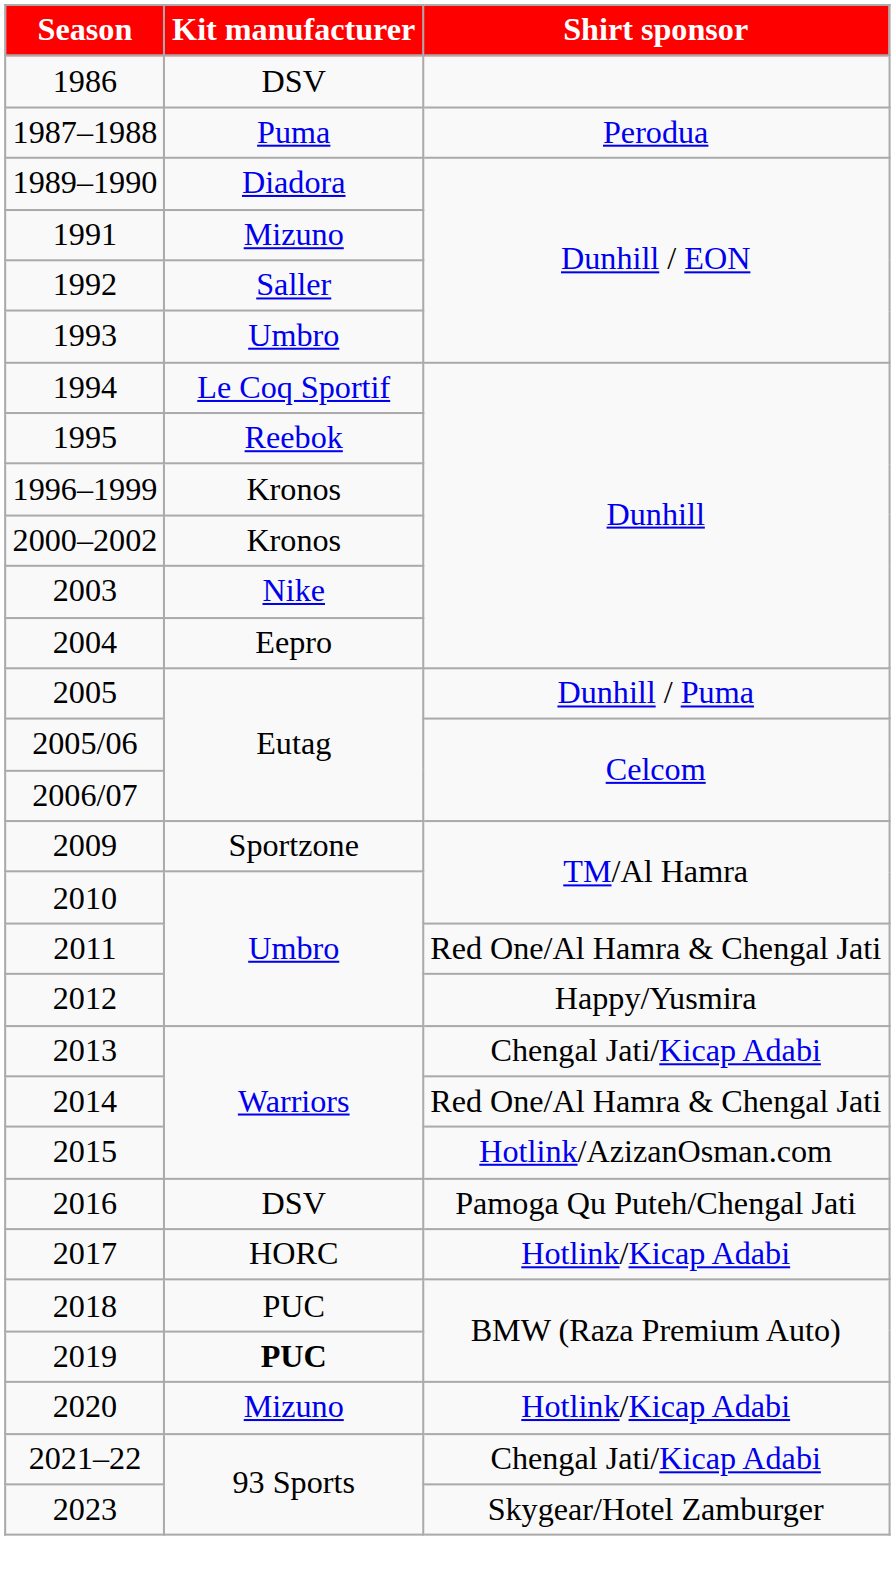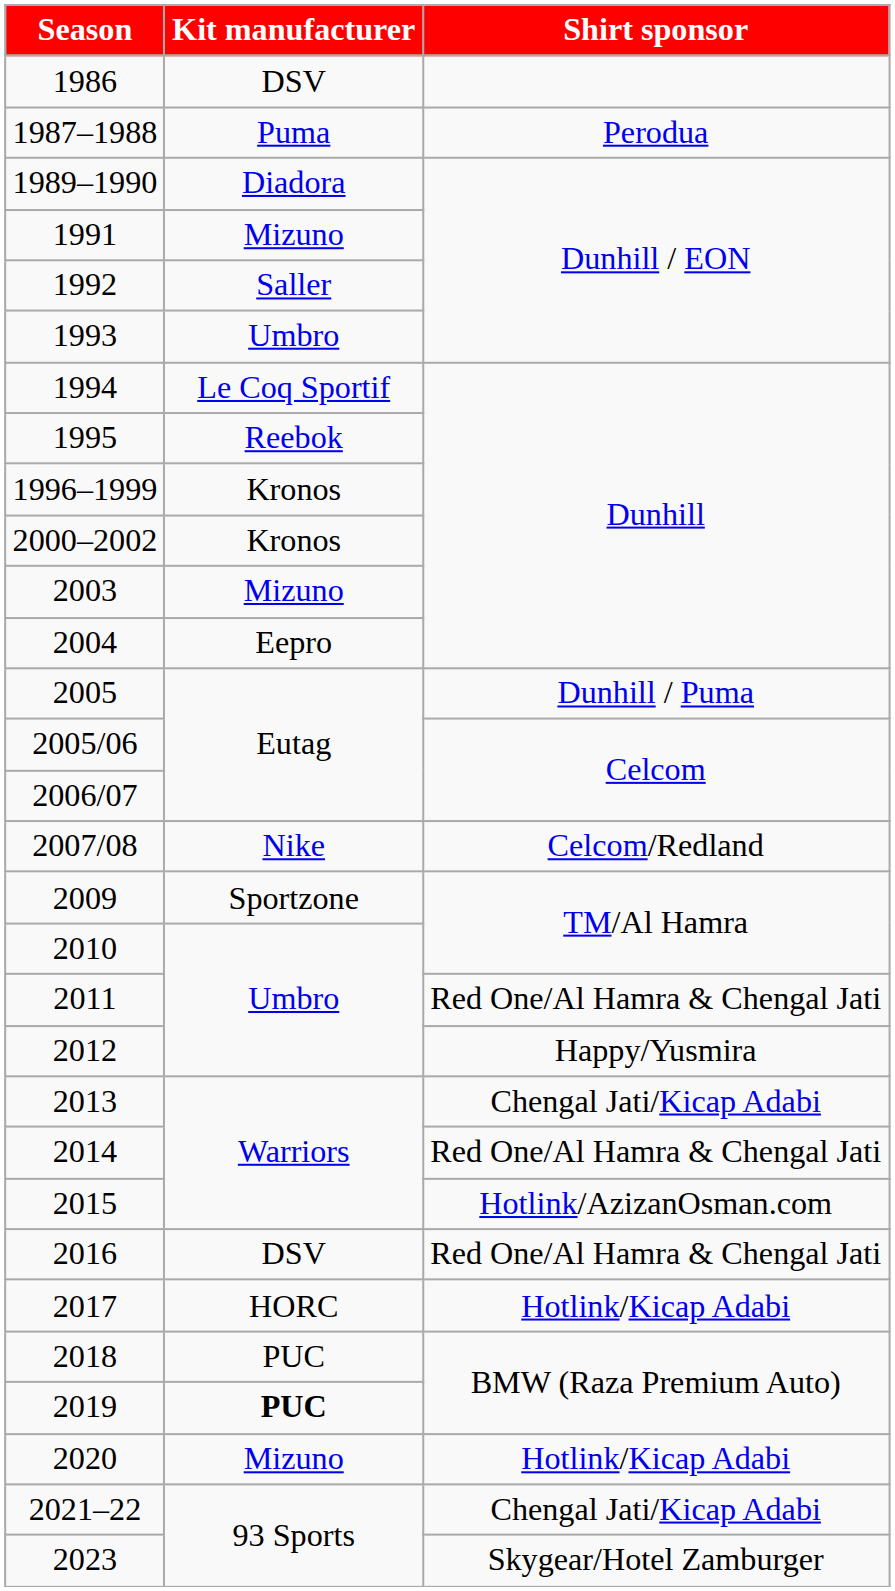(294, 591) Nike -> (294, 591) Mizuno
+ row: (85, 846)
(656, 1203) Pamoga Qu Puteh/Chengal Jati -> (656, 1254) Red One/Al Hamra & Chengal Jati
